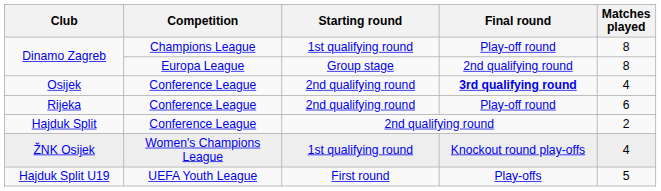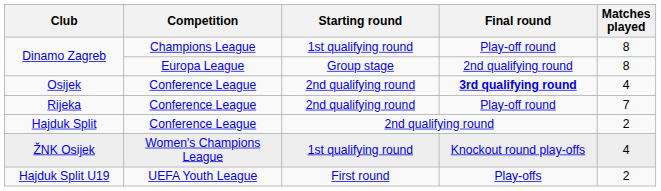(626, 104) 6 -> (626, 104) 7
(626, 176) 5 -> (626, 176) 2
